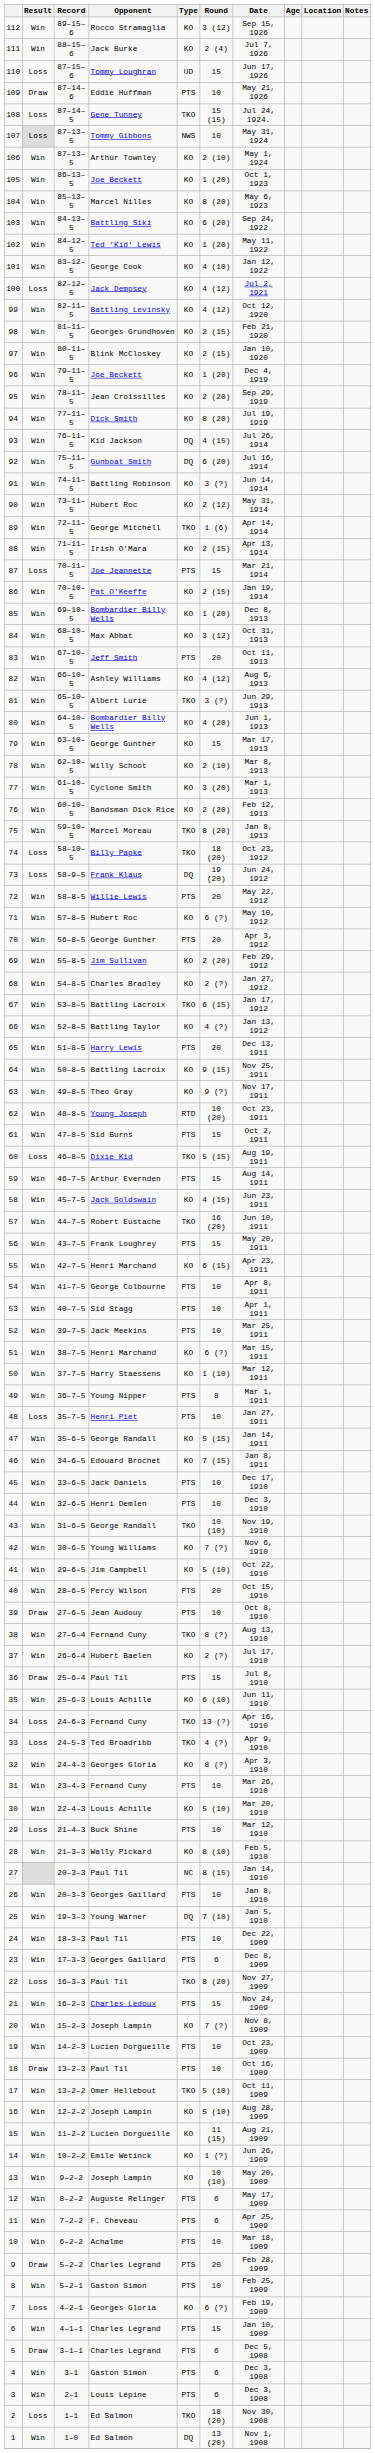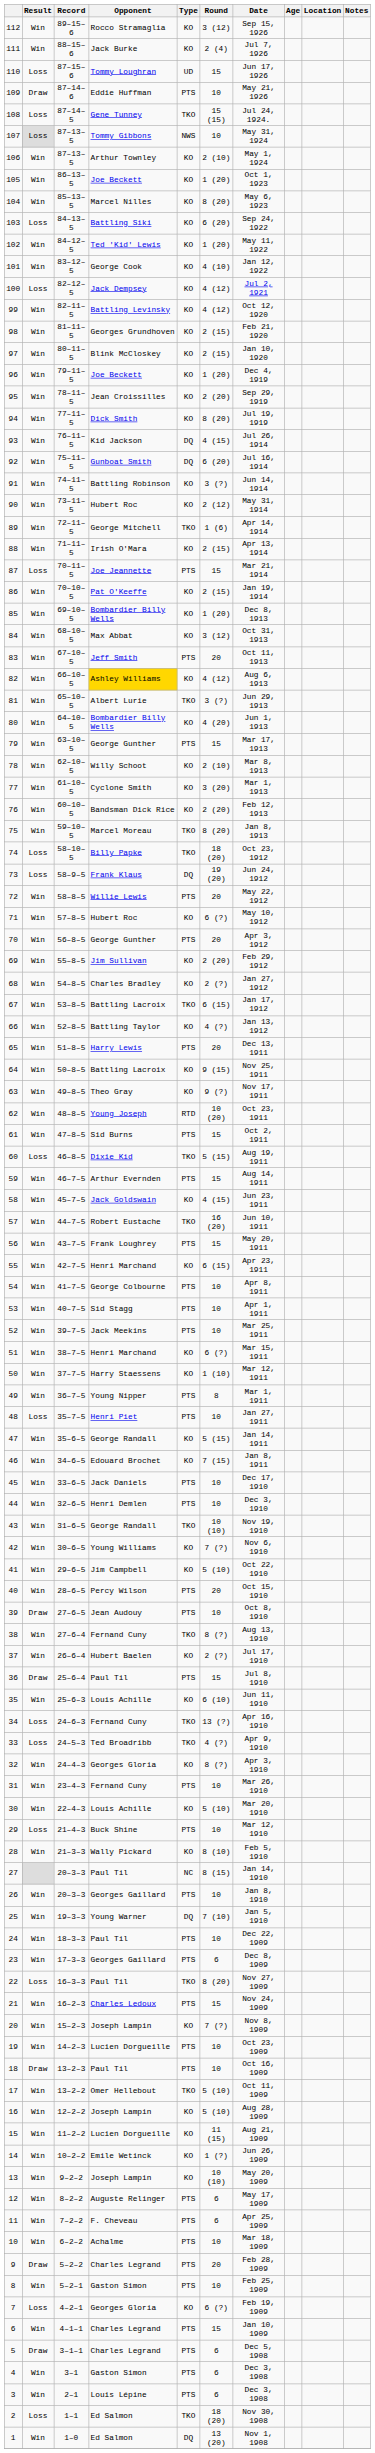(38, 223) Win -> (38, 223) Loss
(126, 679) no background -> (126, 679) gold background
(188, 744) KO -> (188, 744) PTS
